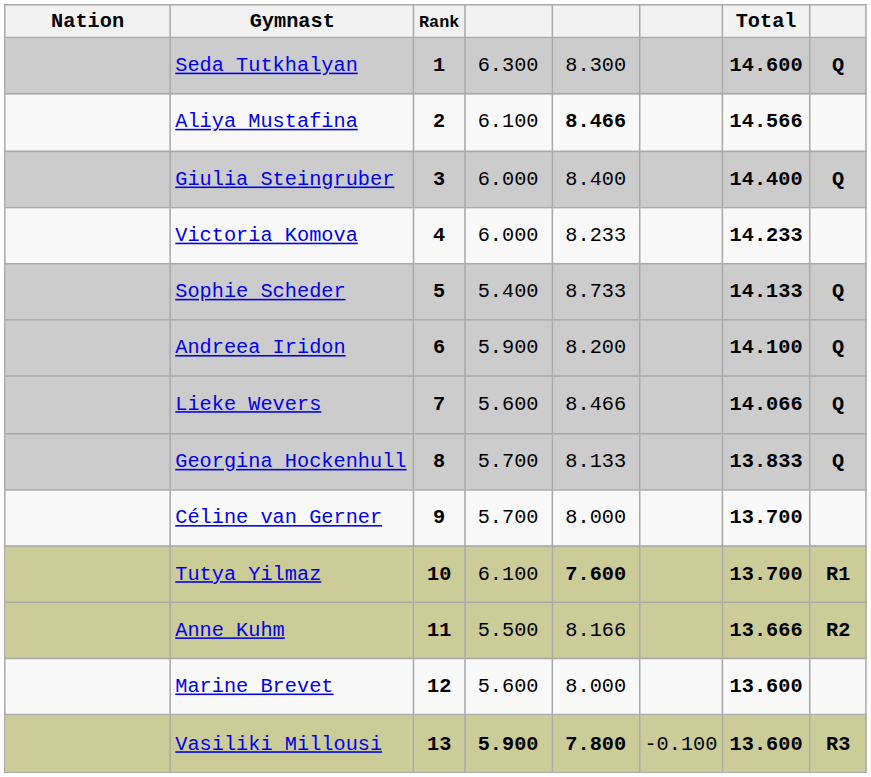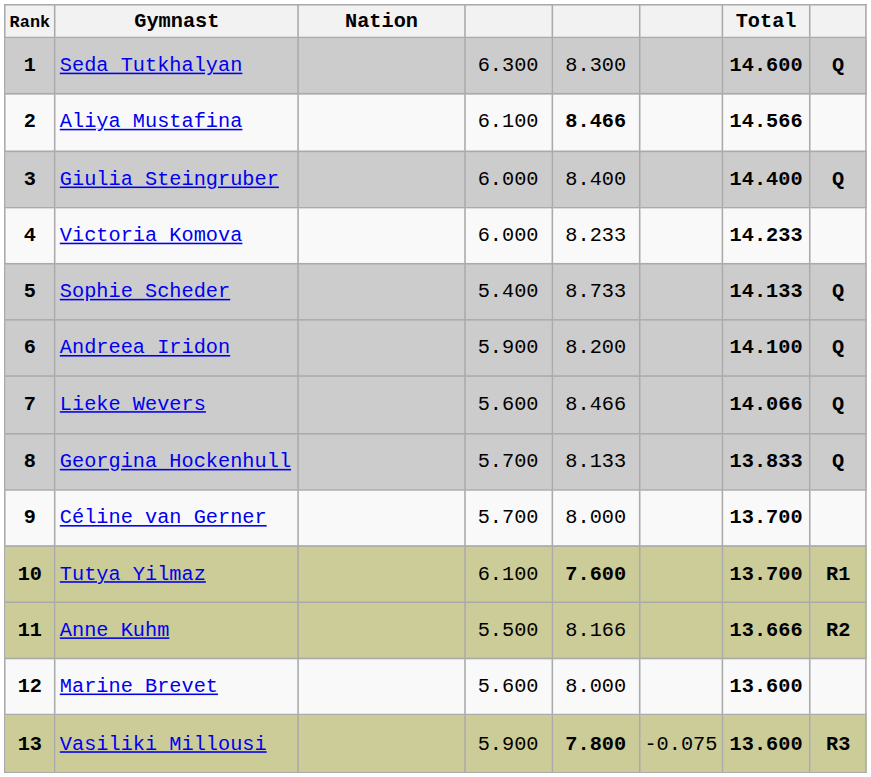columns swapped: (439, 22) <-> (88, 21)
(508, 743) bold -> (508, 743) normal
(681, 743) -0.100 -> (681, 743) -0.075
